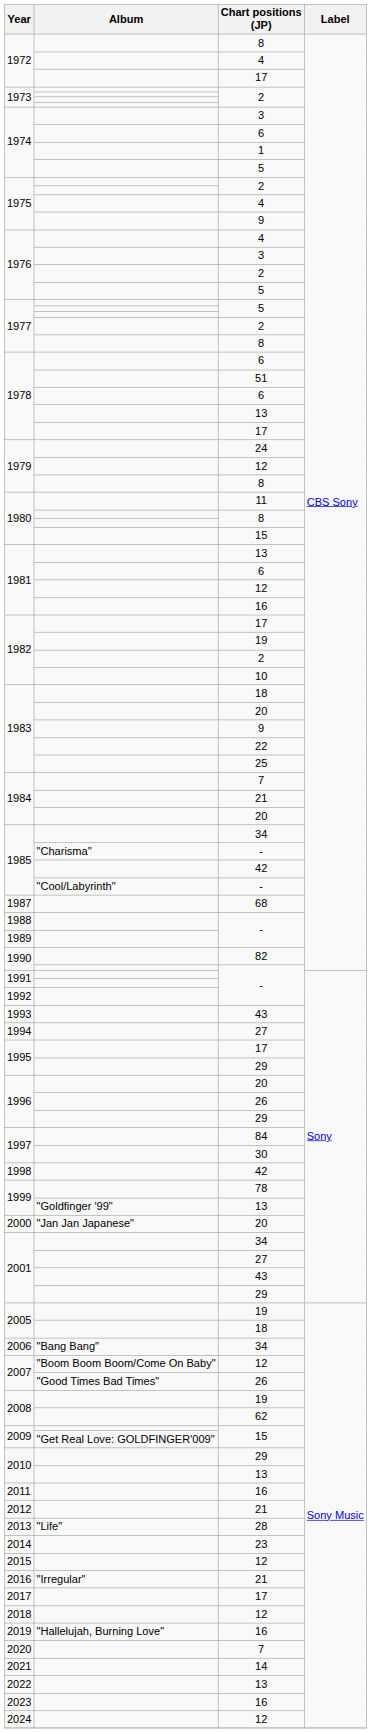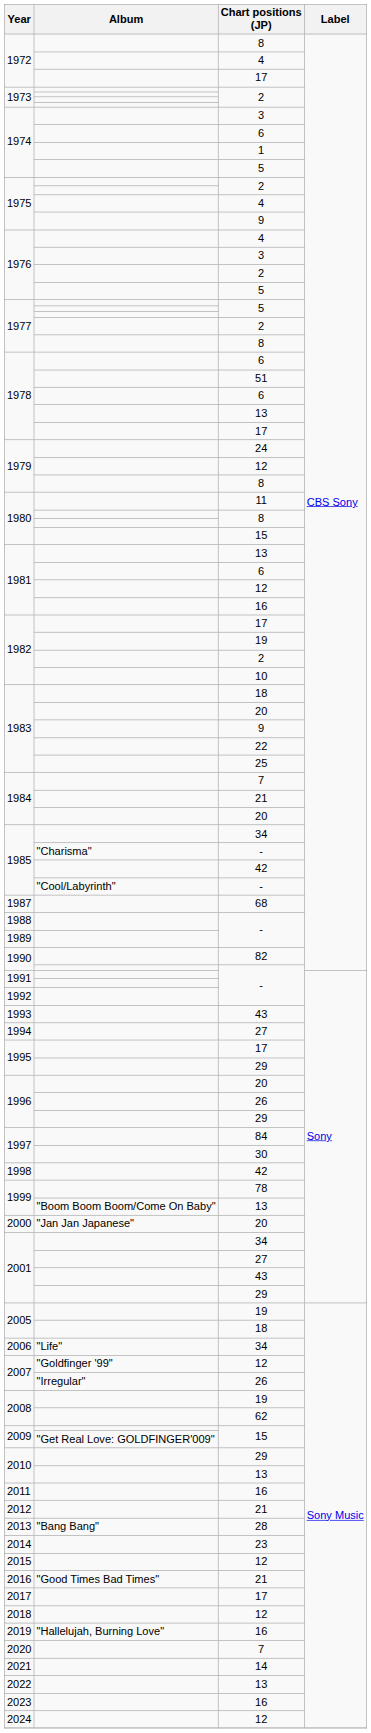(75, 1206) "Goldfinger '99" -> (126, 1206) "Boom Boom Boom/Come On Baby"
(68, 1346) "Bang Bang" -> (49, 1346) "Life"
(126, 1364) "Boom Boom Boom/Come On Baby" -> (75, 1364) "Goldfinger '99"
(98, 1381) "Good Times Bad Times" -> (61, 1381) "Irregular"
(49, 1526) "Life" -> (68, 1526) "Bang Bang"
(61, 1579) "Irregular" -> (98, 1579) "Good Times Bad Times"
